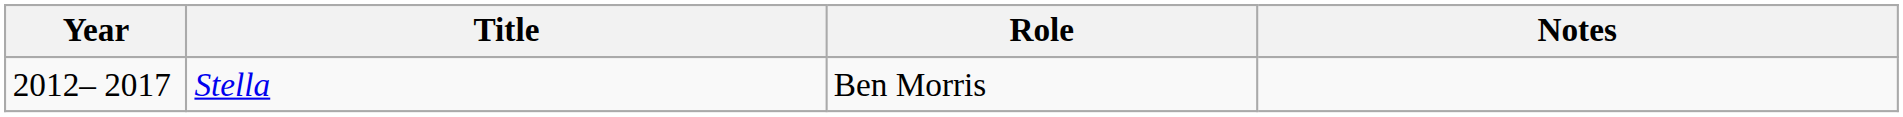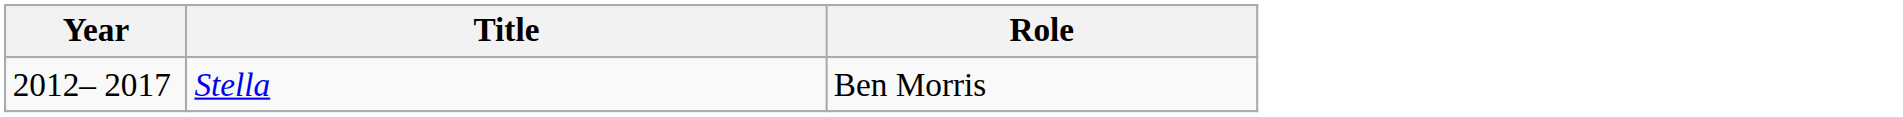- column: (1577, 30)
